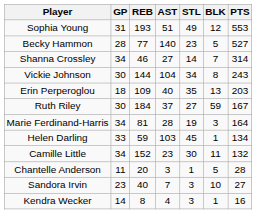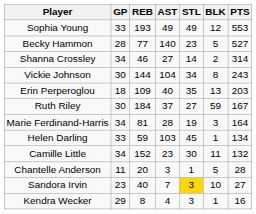(120, 28) 31 -> (120, 28) 33
(168, 28) 51 -> (168, 28) 49
(215, 59) 7 -> (215, 59) 2
(191, 185) no background -> (191, 185) gold background
(120, 201) 14 -> (120, 201) 29
